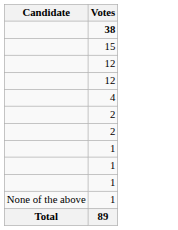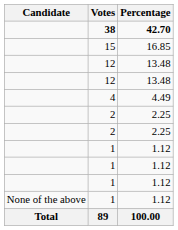+ column: (145, 13)
